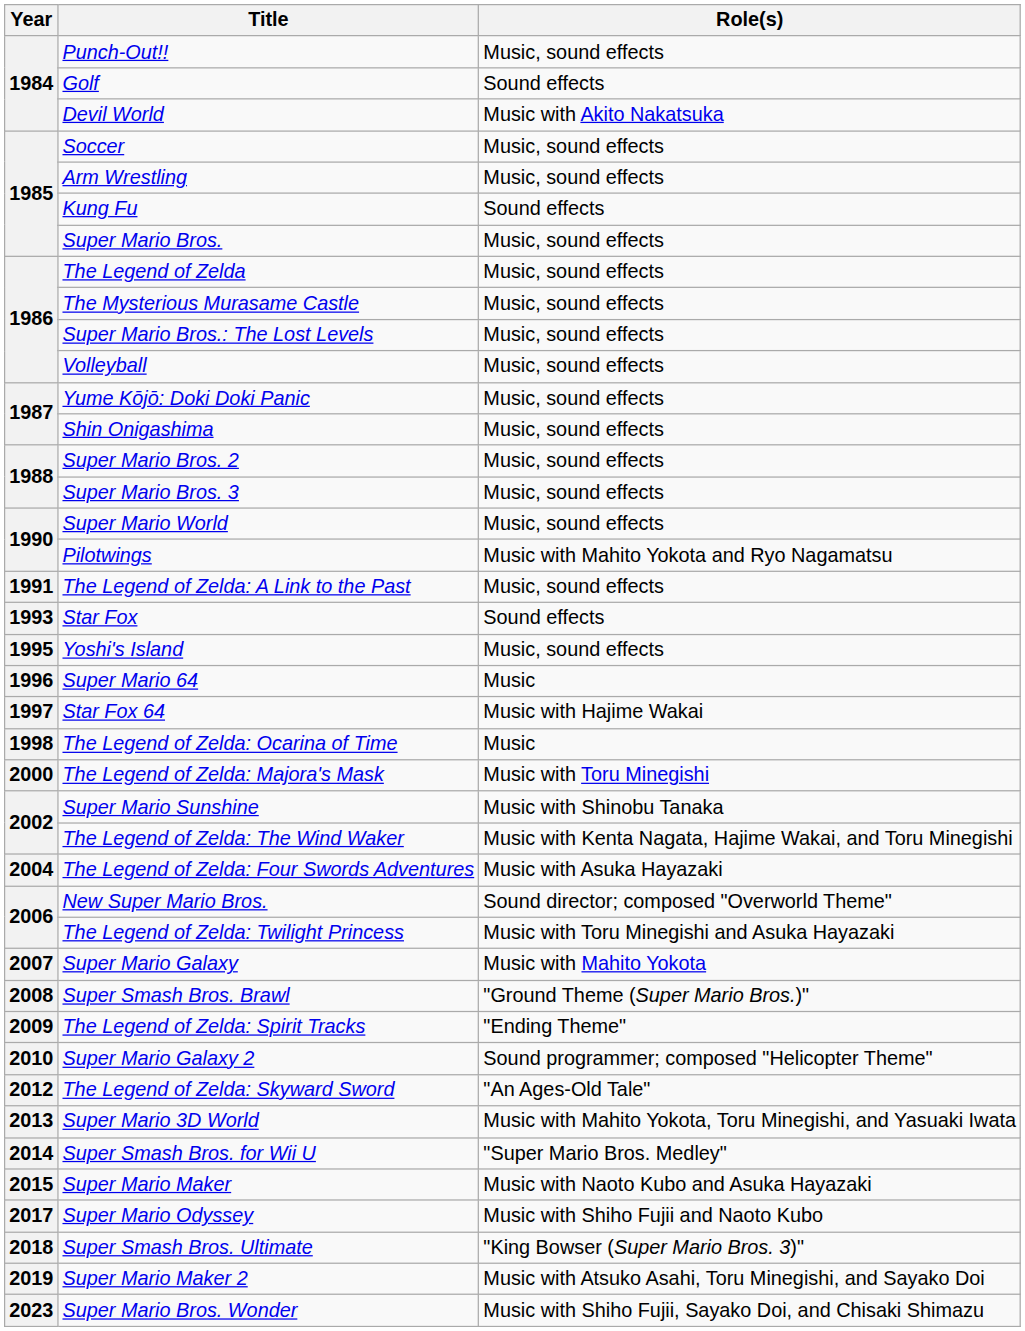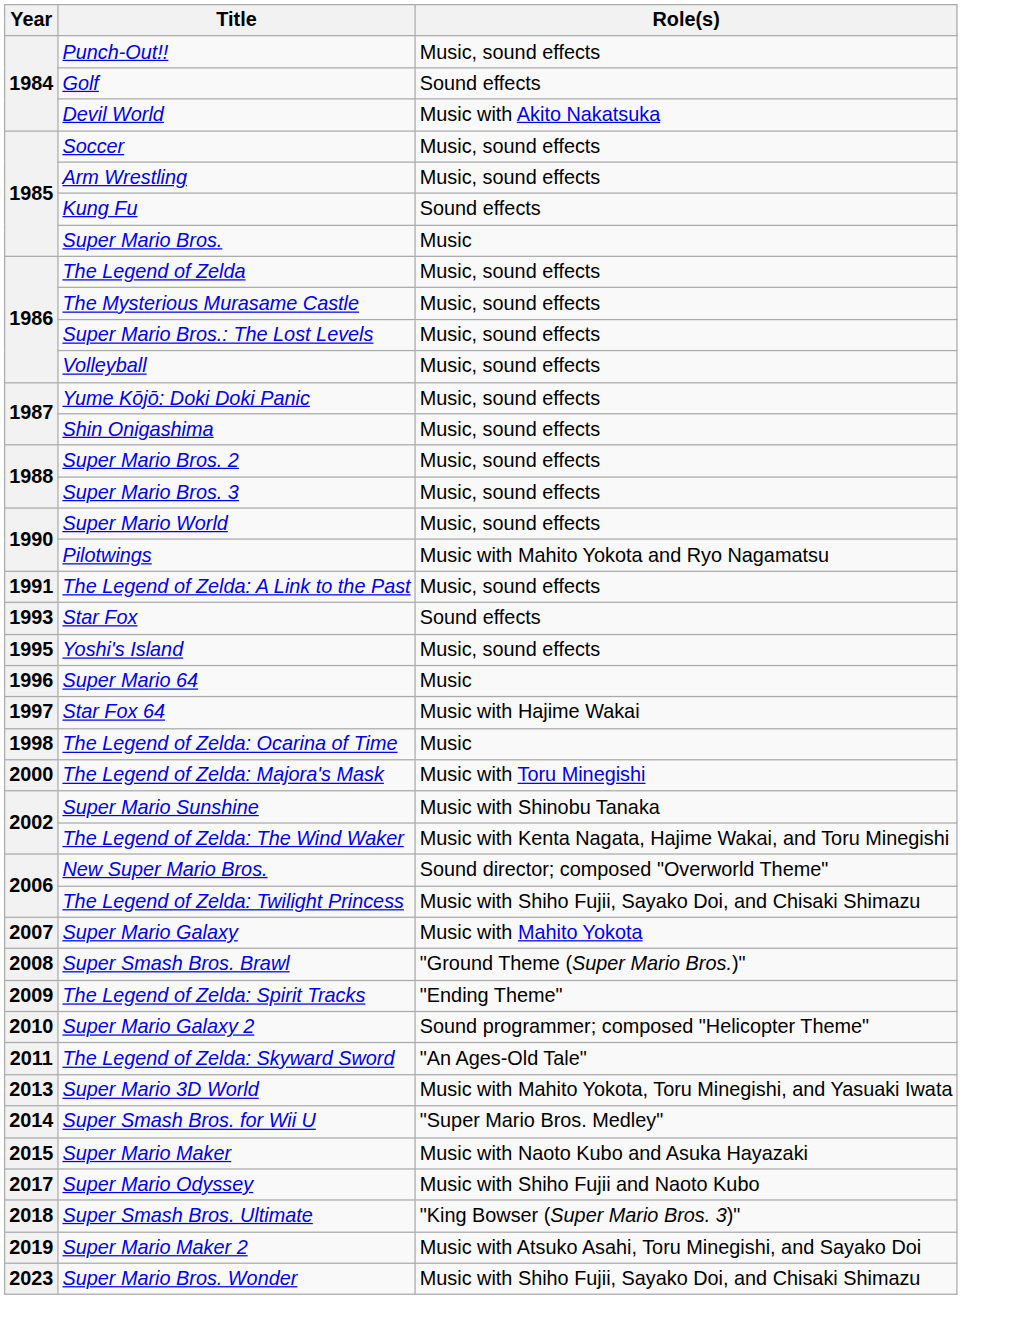(574, 240) Music, sound effects -> (446, 240) Music
- row: (268, 869)
(689, 932) Music with Toru Minegishi and Asuka Hayazaki -> (670, 901) Music with Shiho Fujii, Sayako Doi, and Chisaki Shimazu
(31, 1090) 2012 -> (31, 1058) 2011
